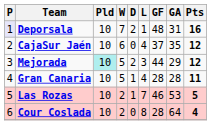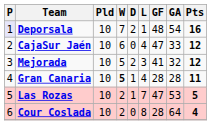(175, 29) 31 -> (175, 29) 54
(158, 46) 37 -> (158, 46) 47
(175, 46) 35 -> (175, 46) 33
(105, 62) paleturquoise background -> (105, 62) no background
(158, 62) 44 -> (158, 62) 41
(175, 62) 29 -> (175, 62) 32
(122, 79) normal -> (122, 79) bold
(158, 95) 46 -> (158, 95) 47
